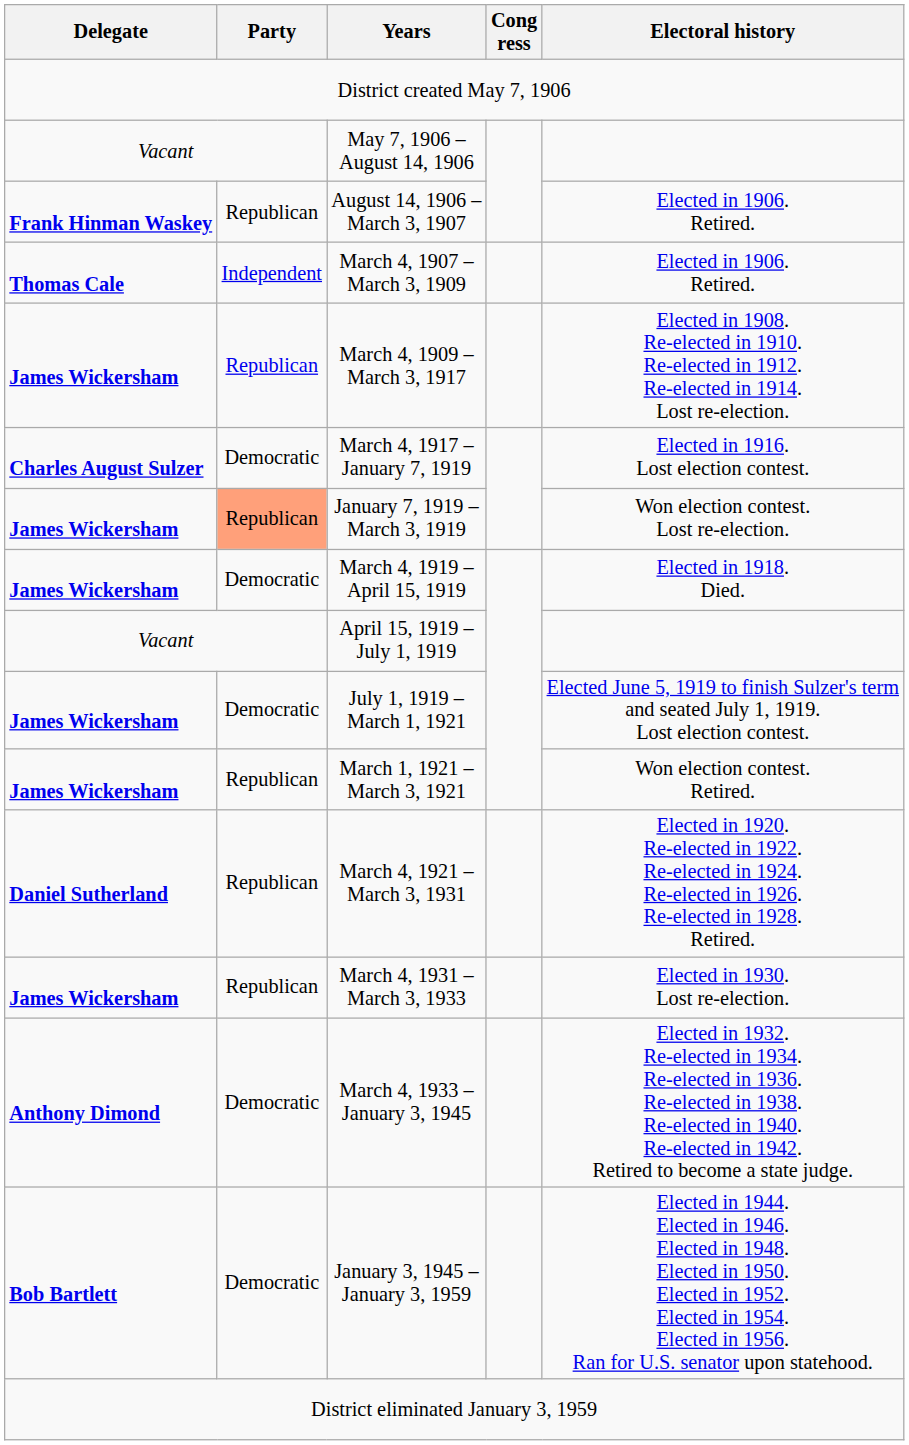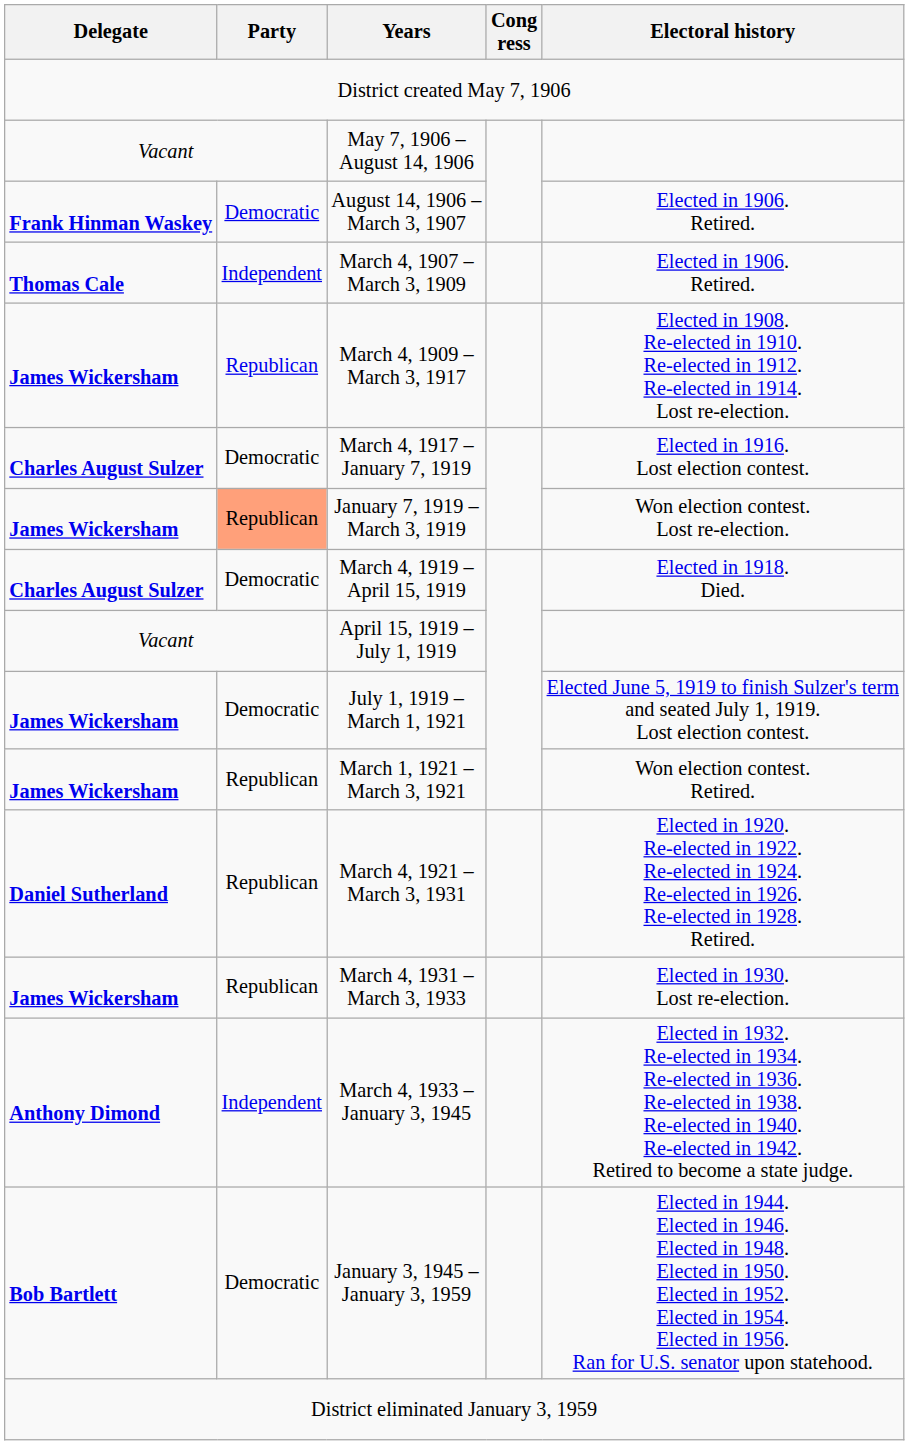(272, 211) Republican -> (272, 211) Democratic
(94, 590) James Wickersham -> (106, 590) Charles August Sulzer
(272, 1102) Democratic -> (272, 1102) Independent
